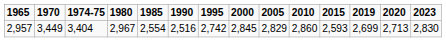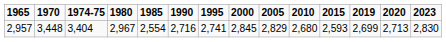(50, 28) 3,449 -> (50, 28) 3,448
(183, 28) 2,516 -> (183, 28) 2,716
(214, 28) 2,742 -> (214, 28) 2,741
(305, 28) 2,860 -> (305, 28) 2,680
